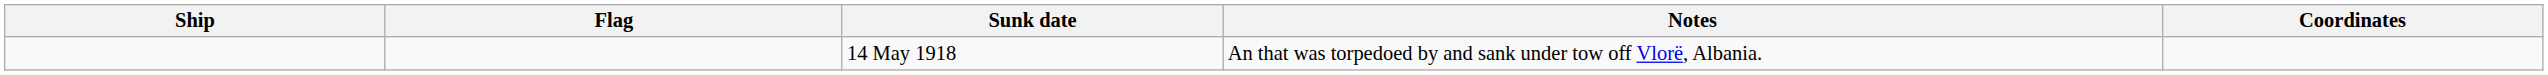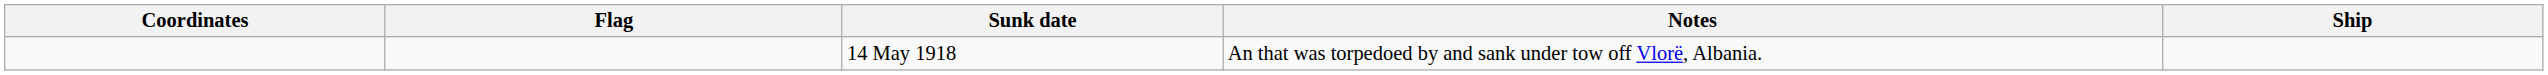columns swapped: (195, 20) <-> (2352, 20)
